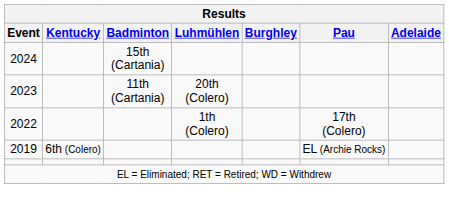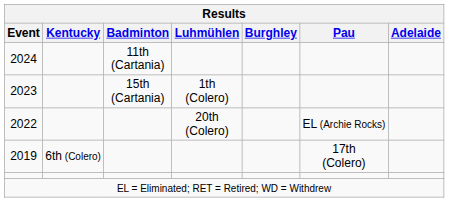(138, 58) 15th (Cartania) -> (138, 58) 11th (Cartania)
(138, 91) 11th (Cartania) -> (138, 91) 15th (Cartania)
(207, 91) 20th (Colero) -> (207, 91) 1th (Colero)
(207, 123) 1th (Colero) -> (207, 123) 20th (Colero)
(344, 123) 17th (Colero) -> (344, 123) EL (Archie Rocks)
(344, 149) EL (Archie Rocks) -> (344, 156) 17th (Colero)
